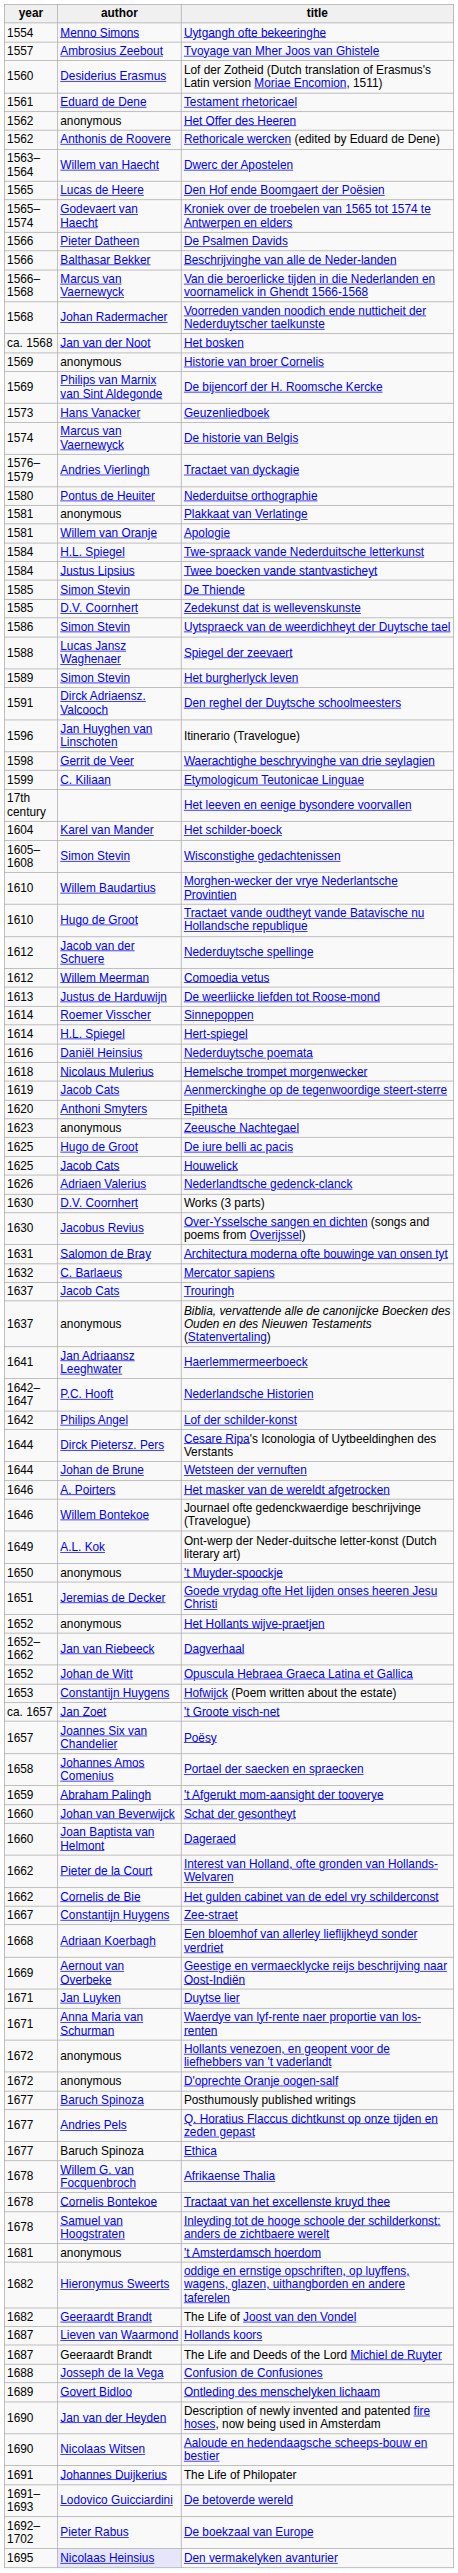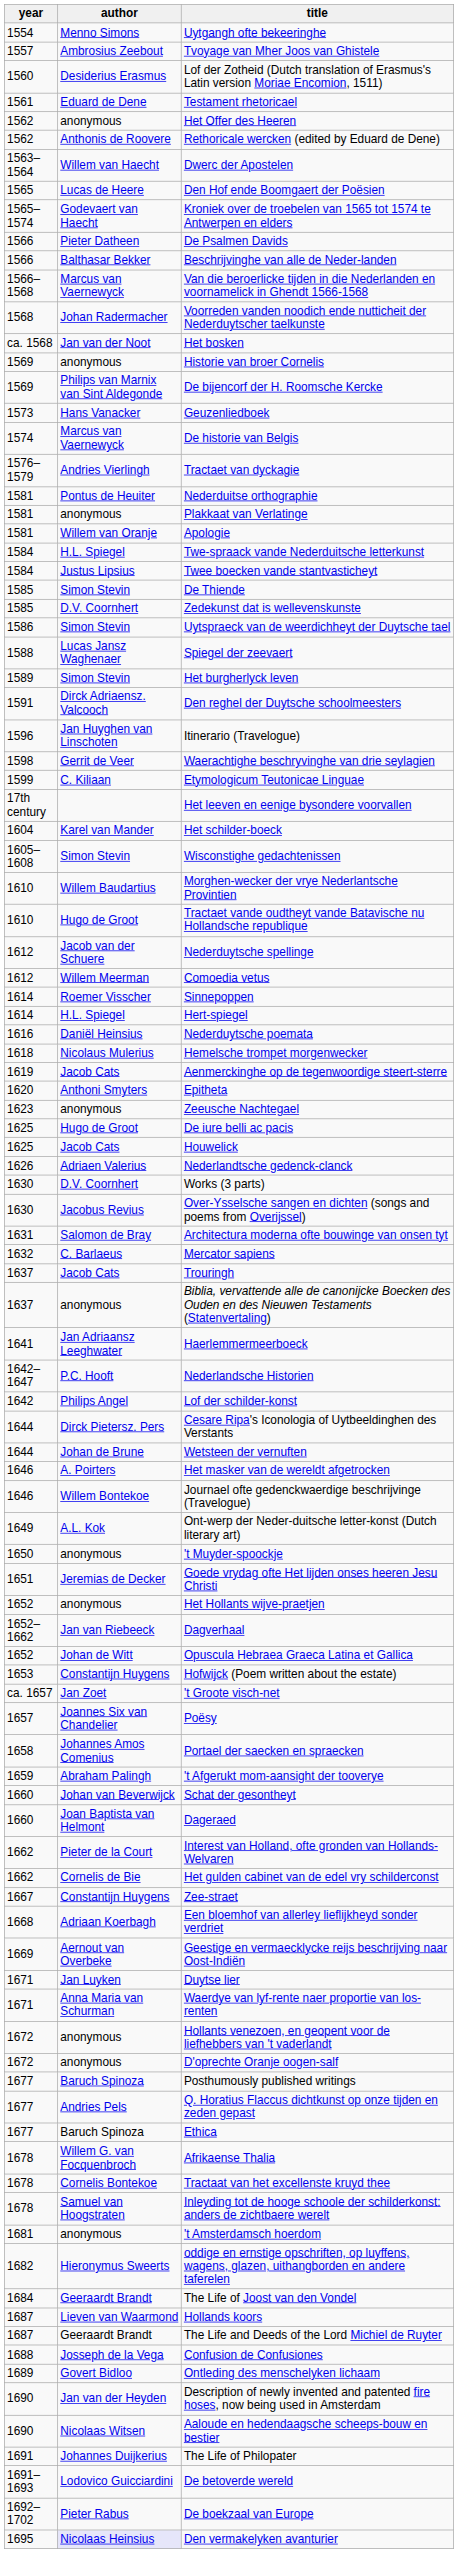(20, 495) 1580 -> (20, 495) 1581
- row: (282, 996)
(20, 2317) 1682 -> (20, 2298) 1684
